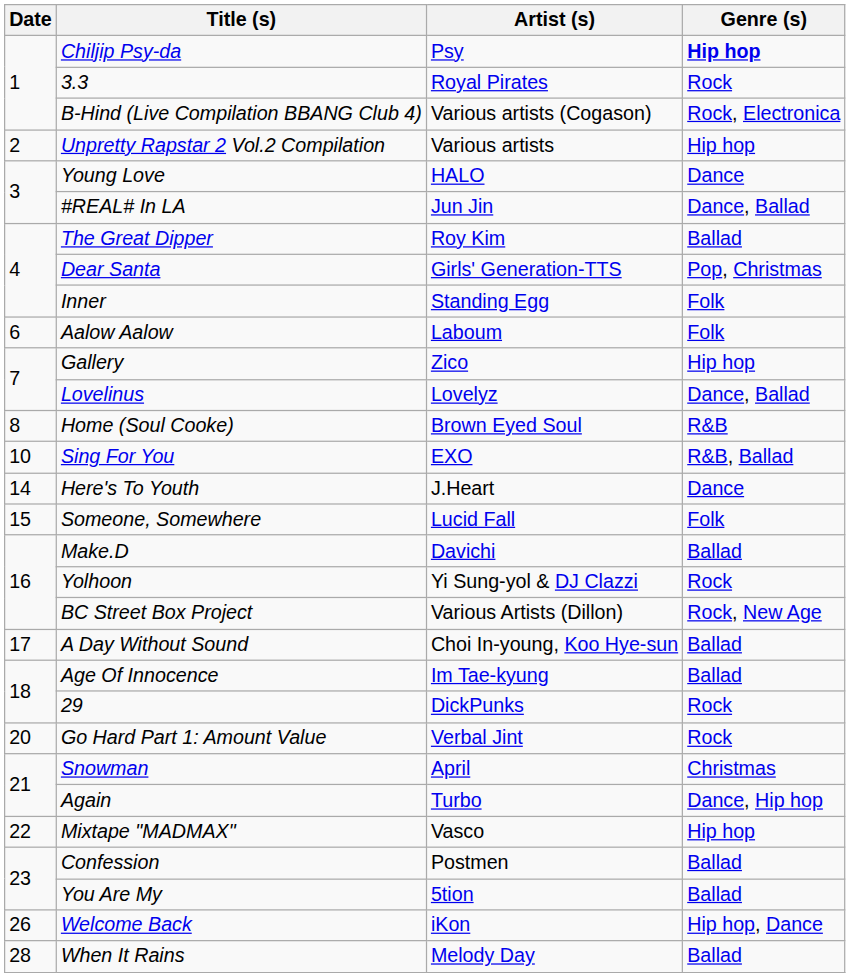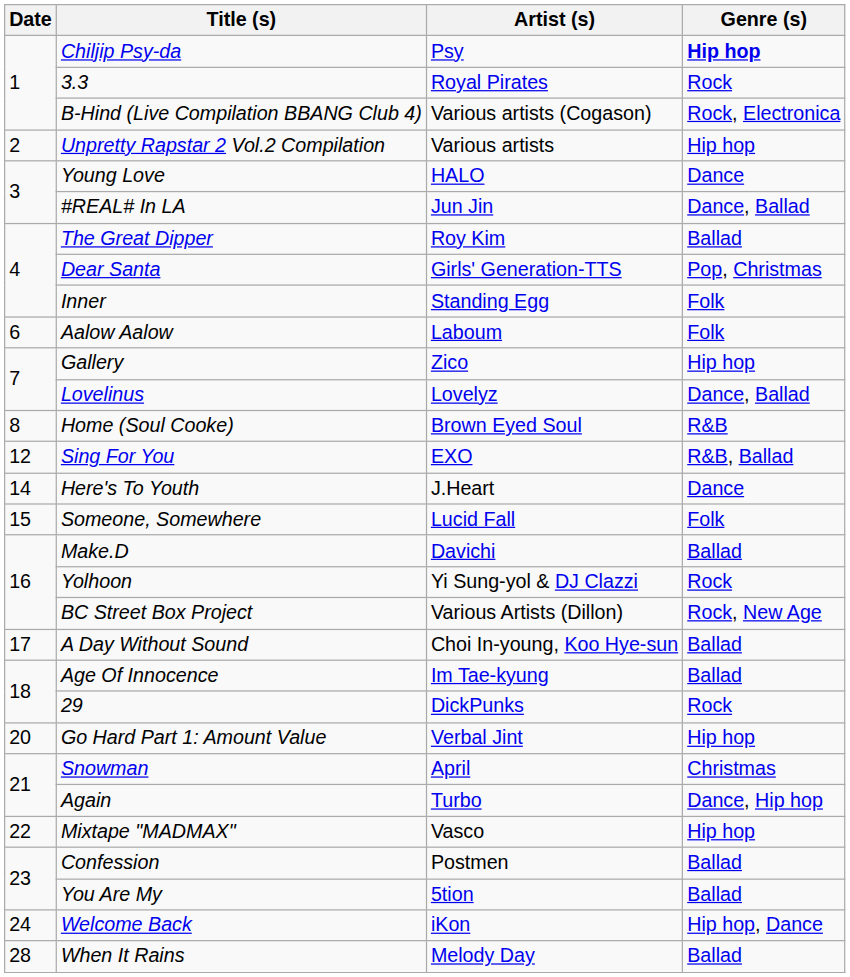(20, 457) 10 -> (20, 457) 12
(710, 737) Rock -> (721, 737) Hip hop
(20, 925) 26 -> (20, 925) 24
